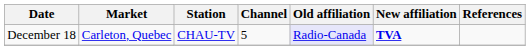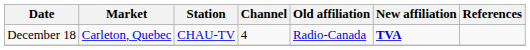(244, 34) 5 -> (244, 34) 4
(330, 34) lavender background -> (330, 34) no background
